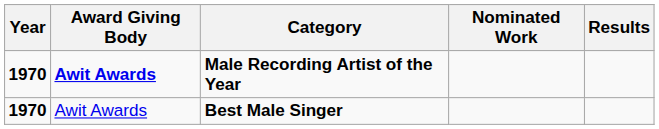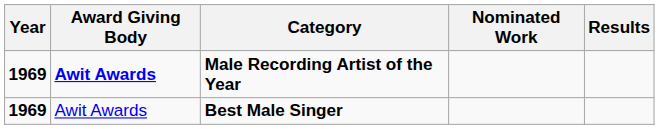(28, 74) 1970 -> (28, 74) 1969
(28, 110) 1970 -> (28, 110) 1969
